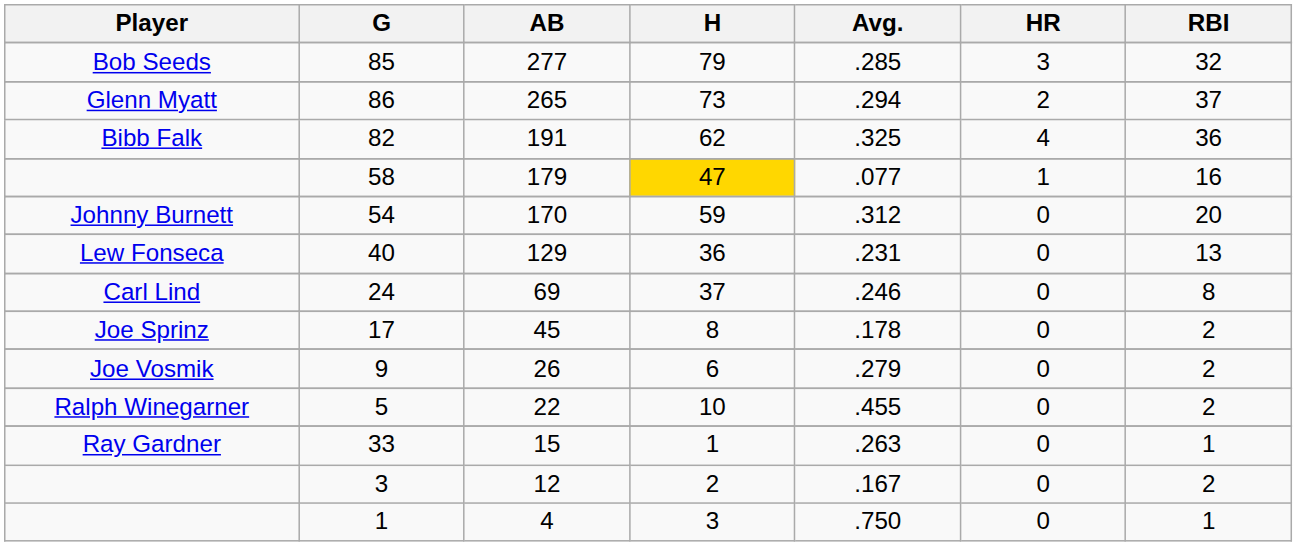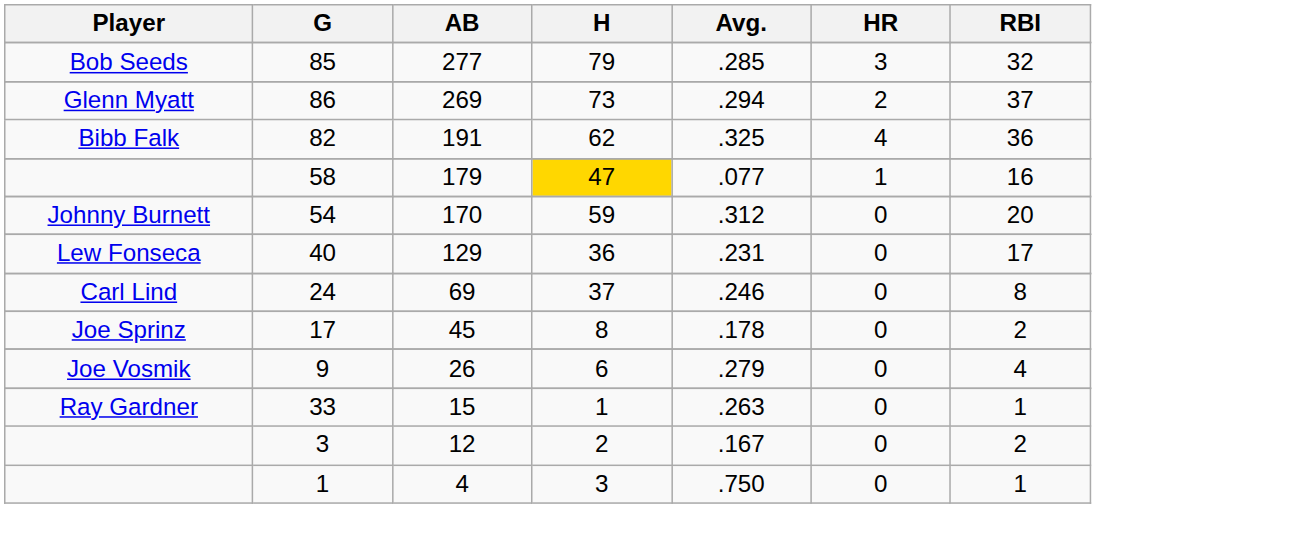(547, 100) 265 -> (462, 100) 269
(1209, 253) 13 -> (1020, 253) 17
(1209, 368) 2 -> (1020, 368) 4
- row: (382, 406)
